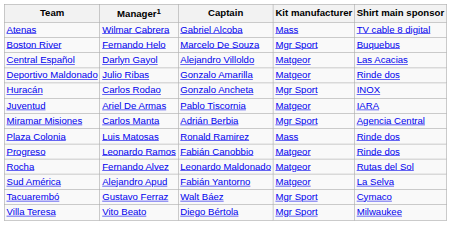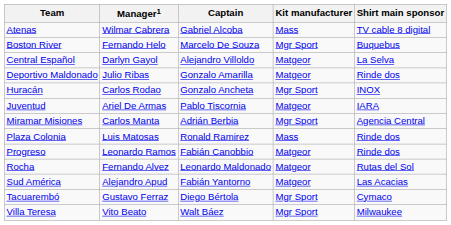(382, 60) Las Acacias -> (375, 60) La Selva
(375, 182) La Selva -> (382, 182) Las Acacias
(202, 197) Walt Báez -> (209, 197) Diego Bértola
(209, 212) Diego Bértola -> (202, 212) Walt Báez
